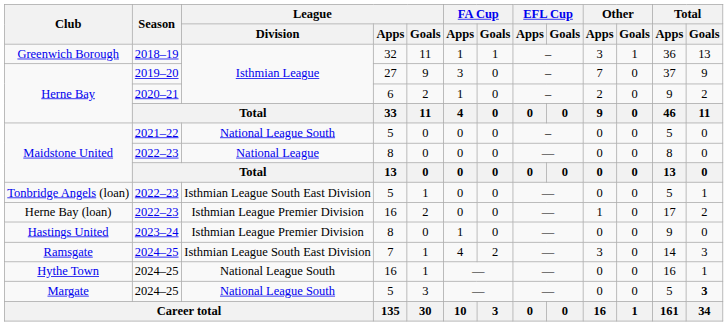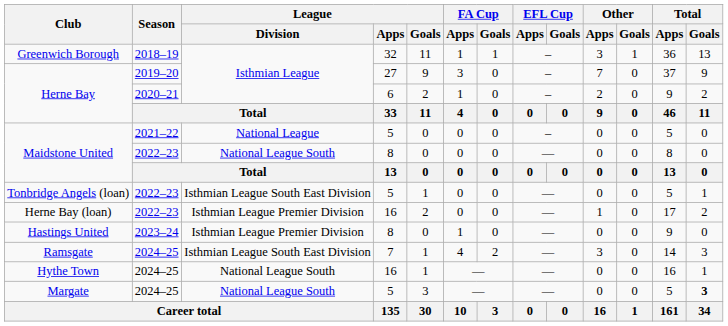(278, 133) National League South -> (278, 133) National League
(278, 152) National League -> (278, 152) National League South
